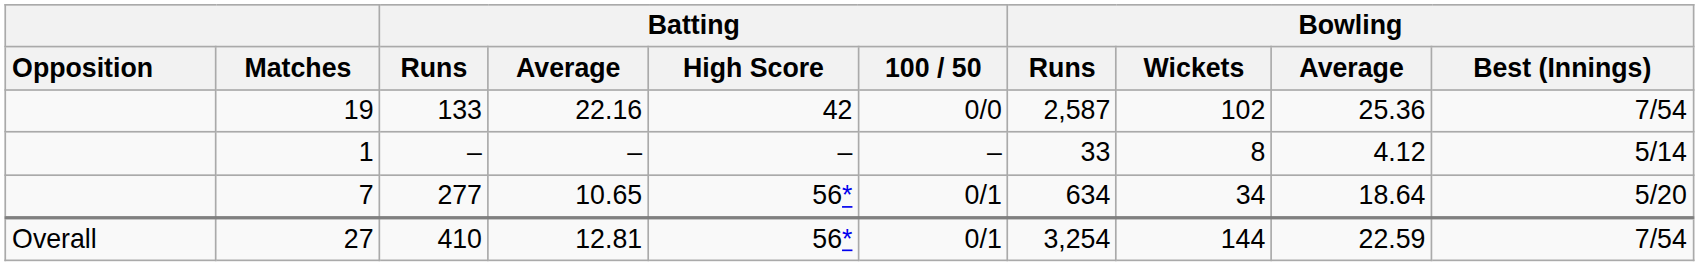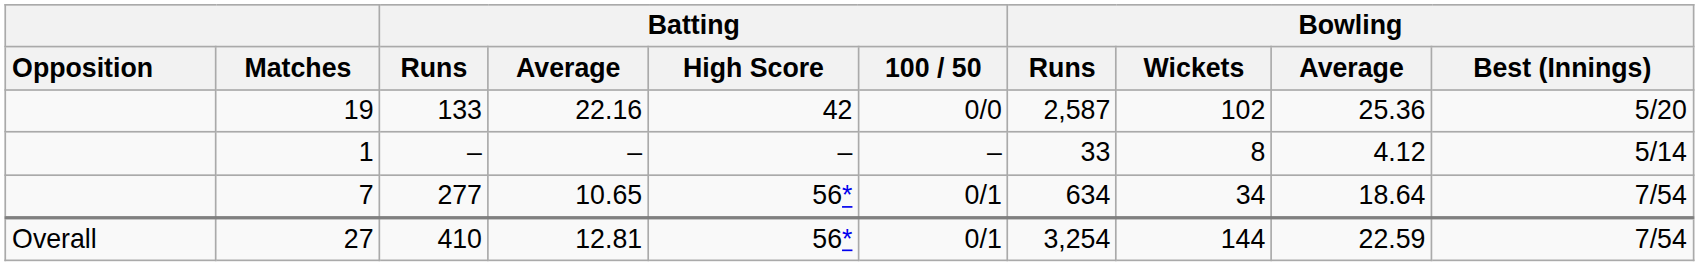(1661, 110) 7/54 -> (1661, 110) 5/20
(1661, 195) 5/20 -> (1661, 195) 7/54
